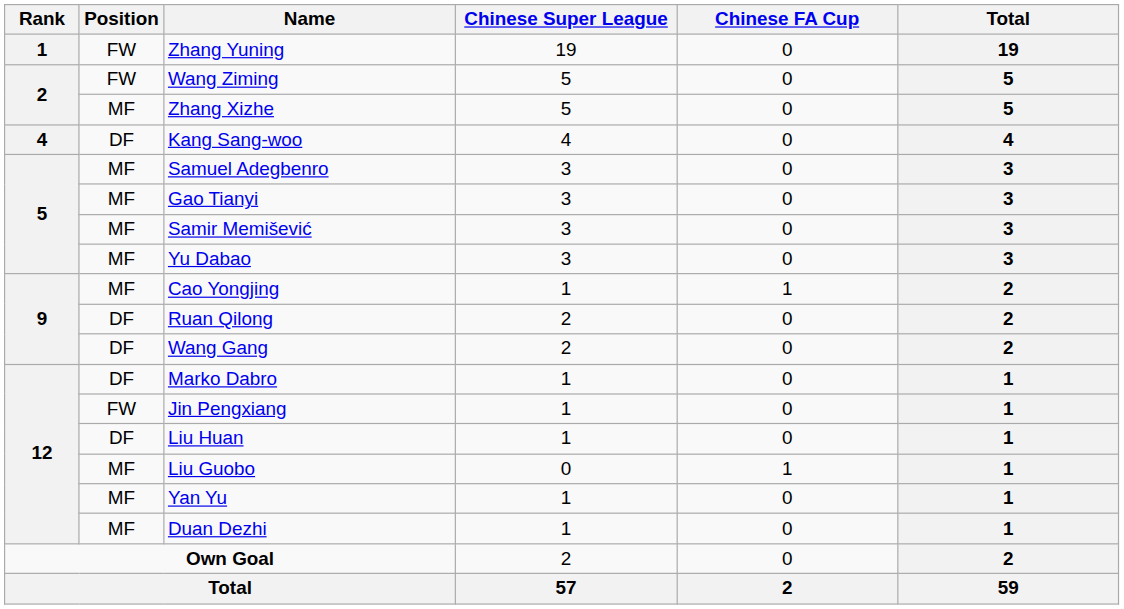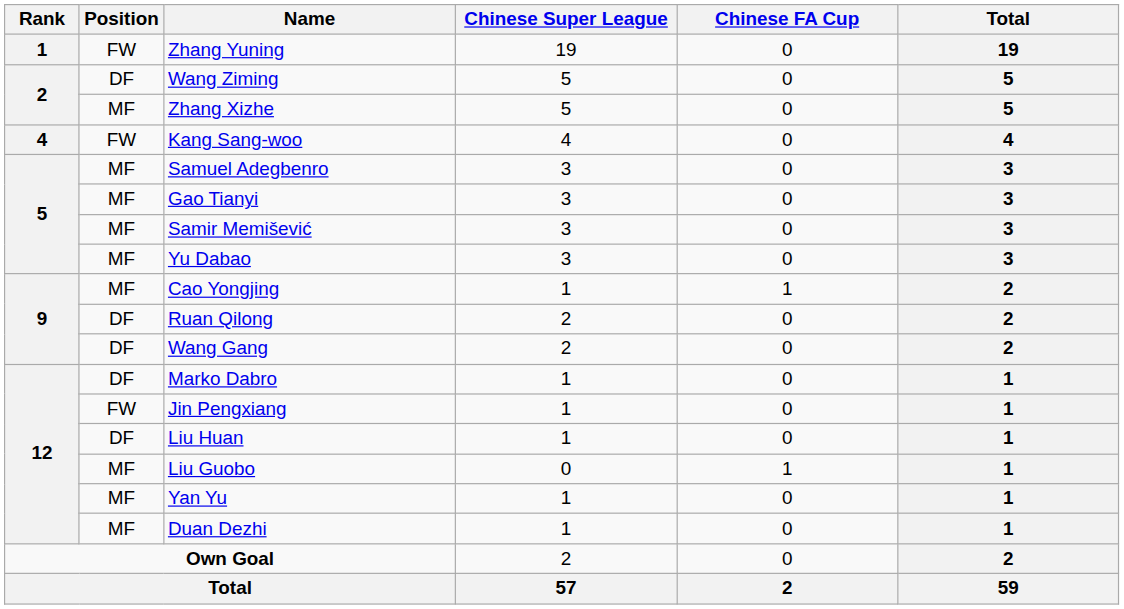(121, 79) FW -> (121, 79) DF
(121, 139) DF -> (121, 139) FW
